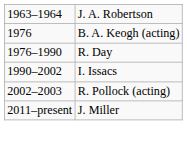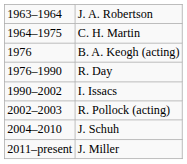+ row: (109, 33)
+ row: (98, 129)
